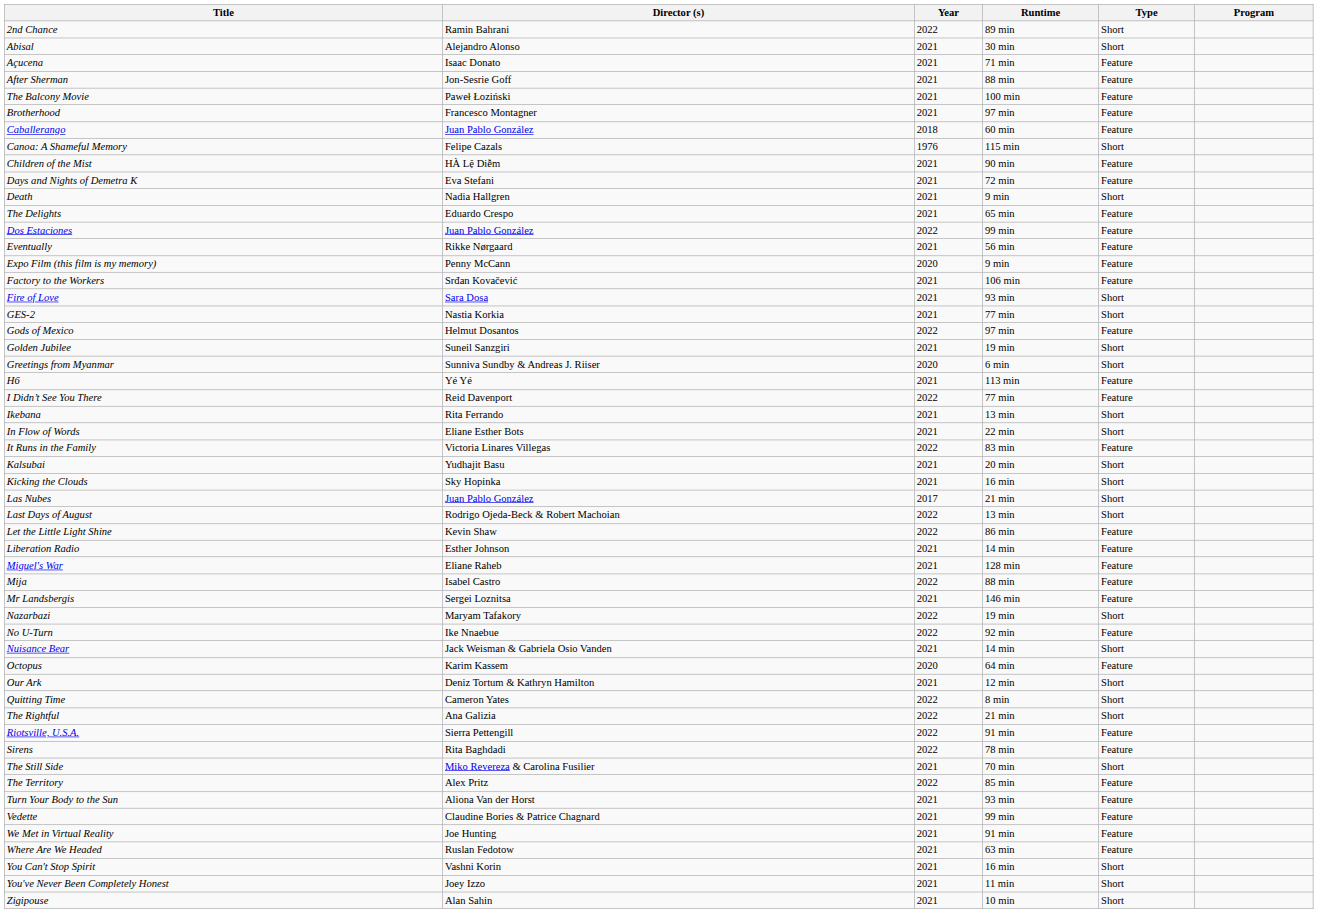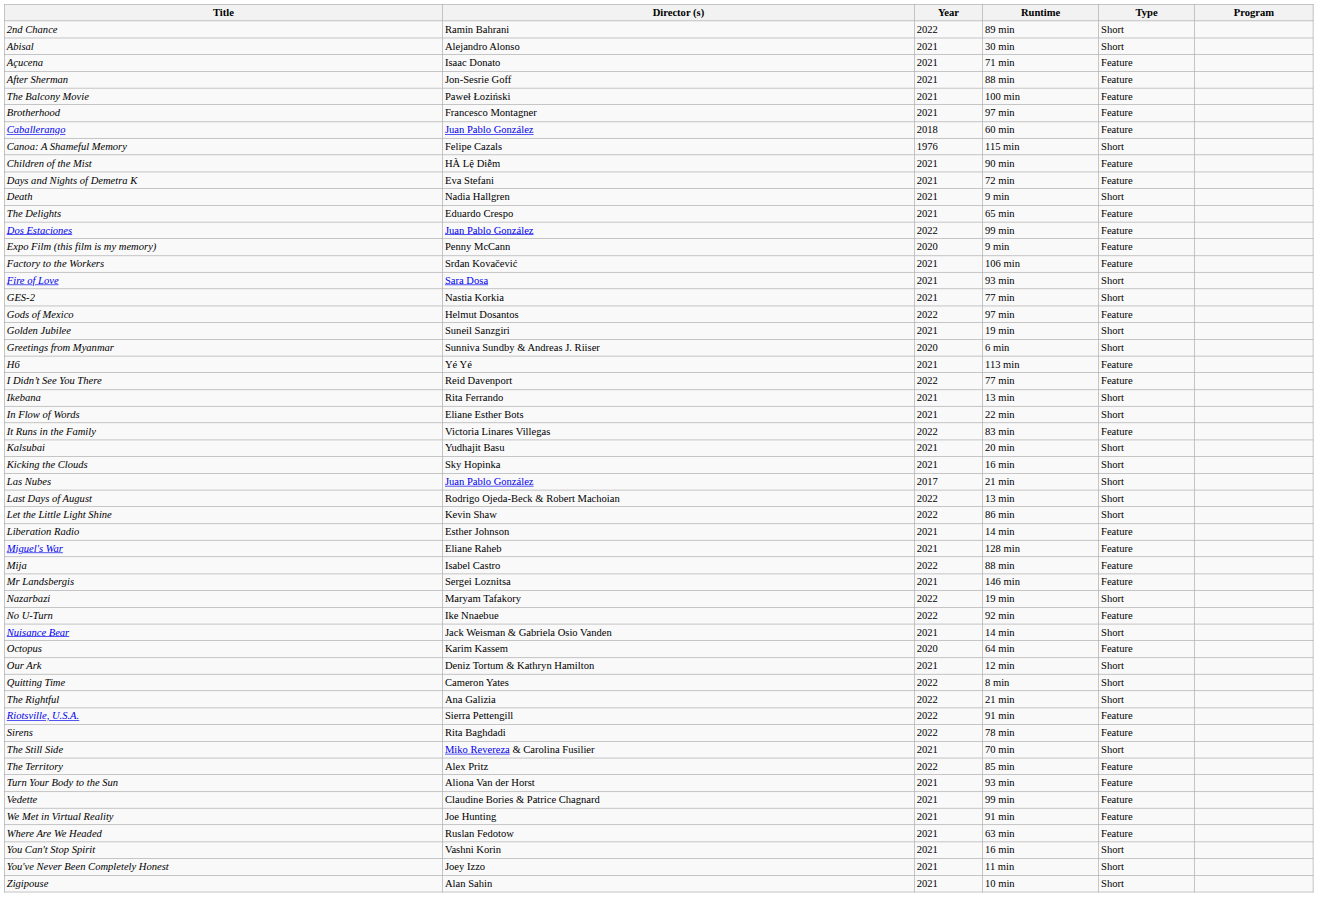- row: (29, 247)
(1117, 532) Feature -> (1112, 515) Short
